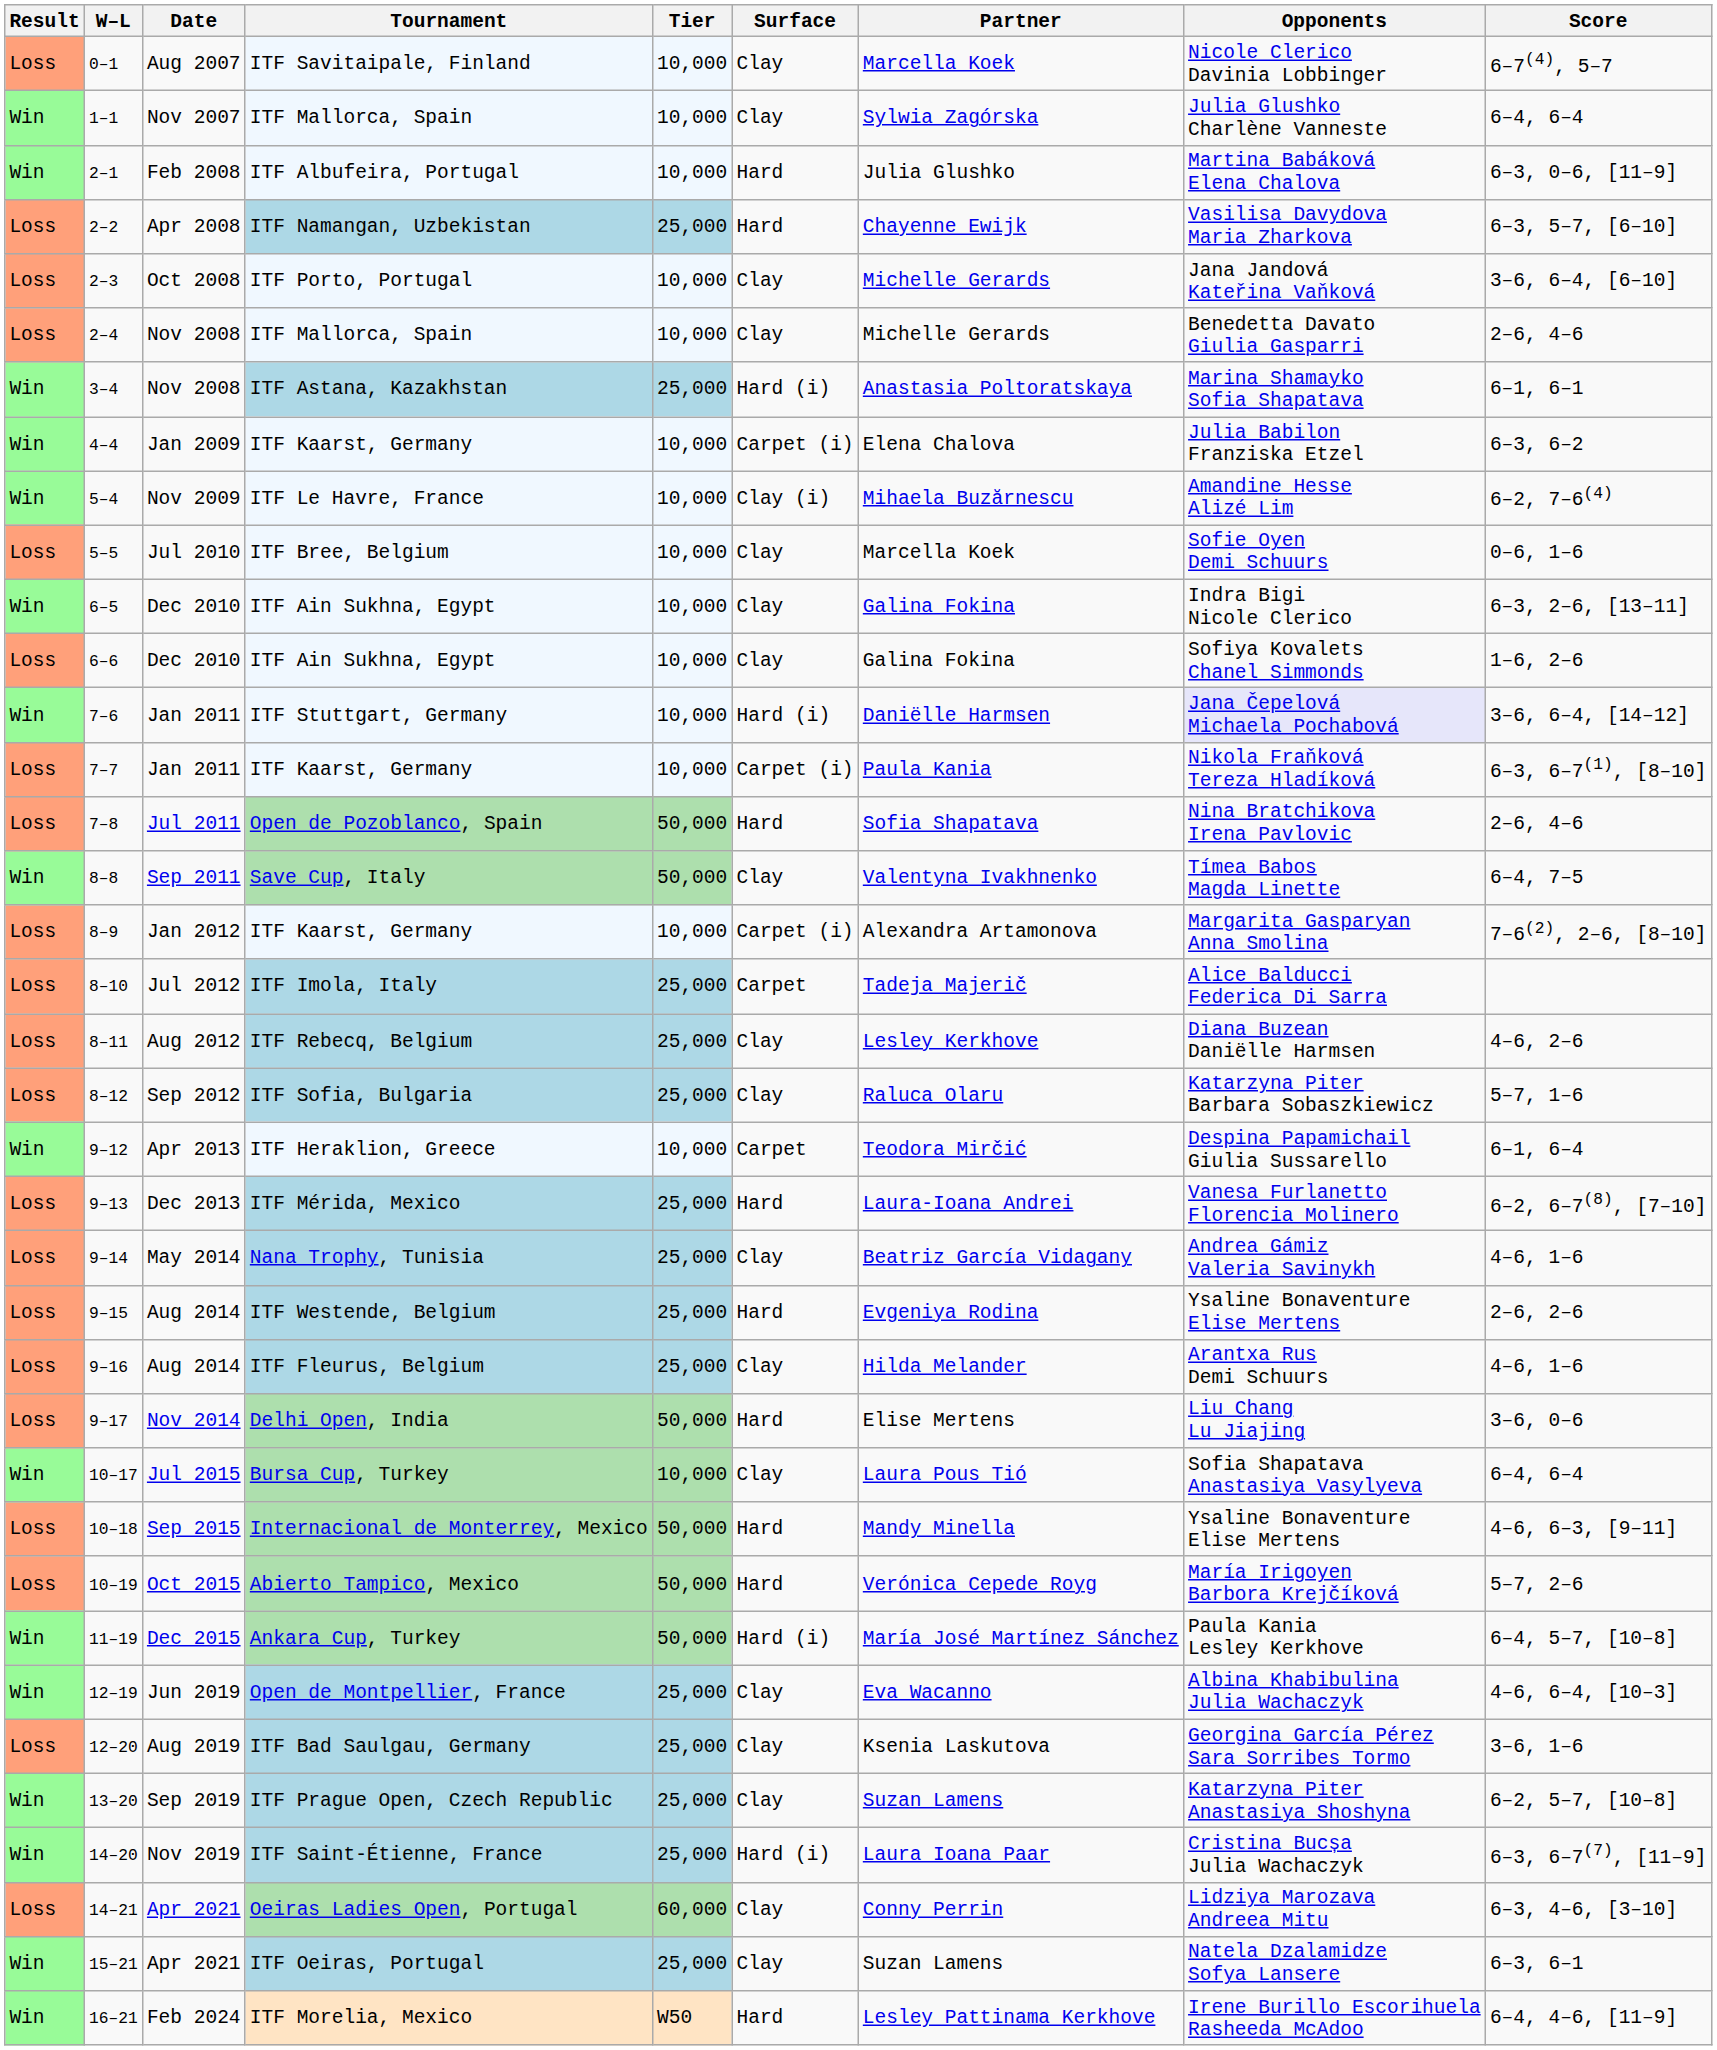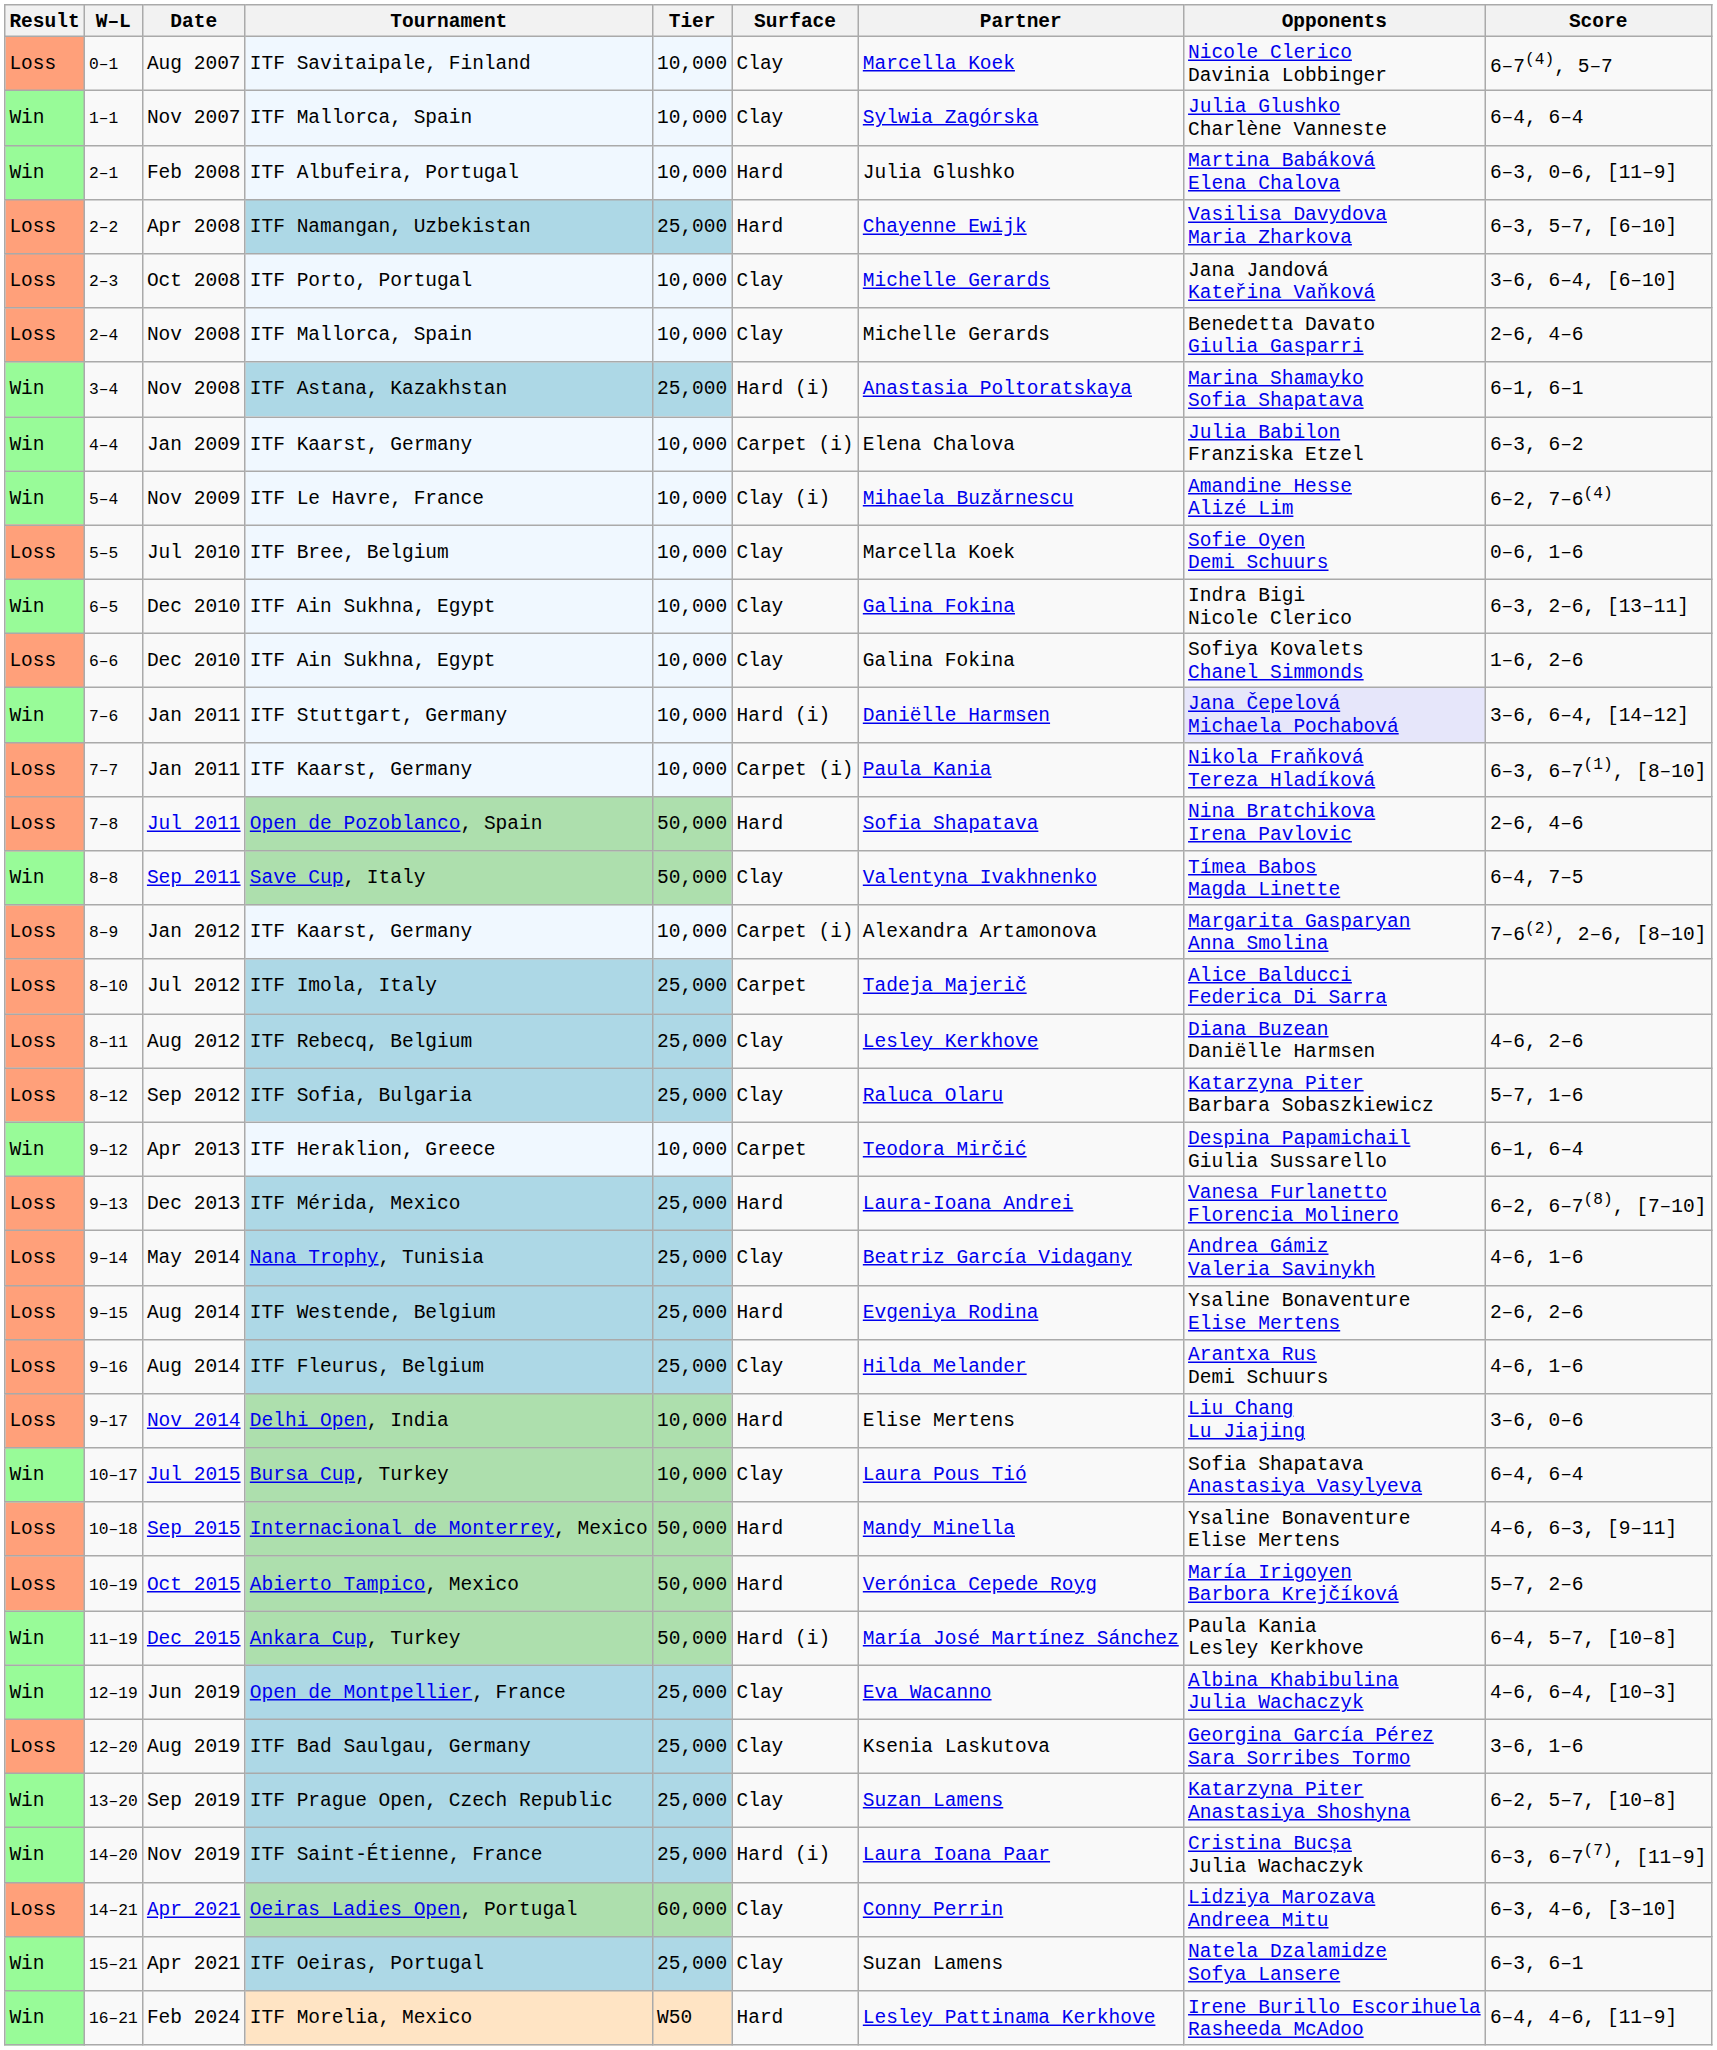(692, 1421) 50,000 -> (692, 1421) 10,000
